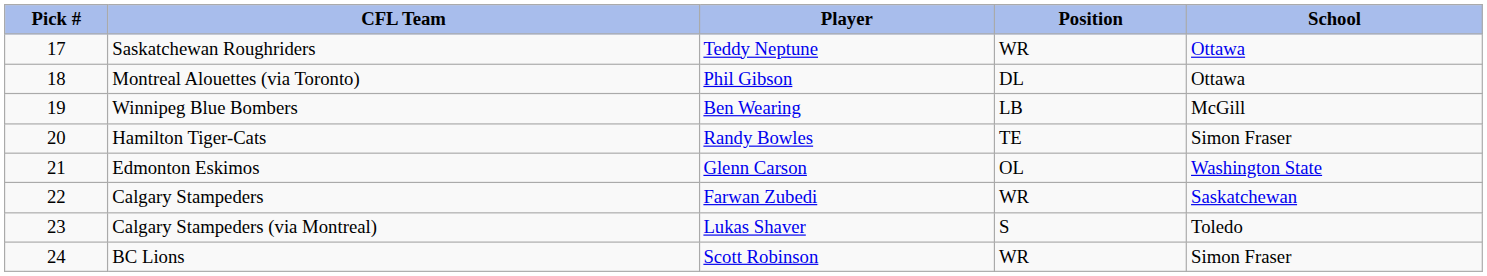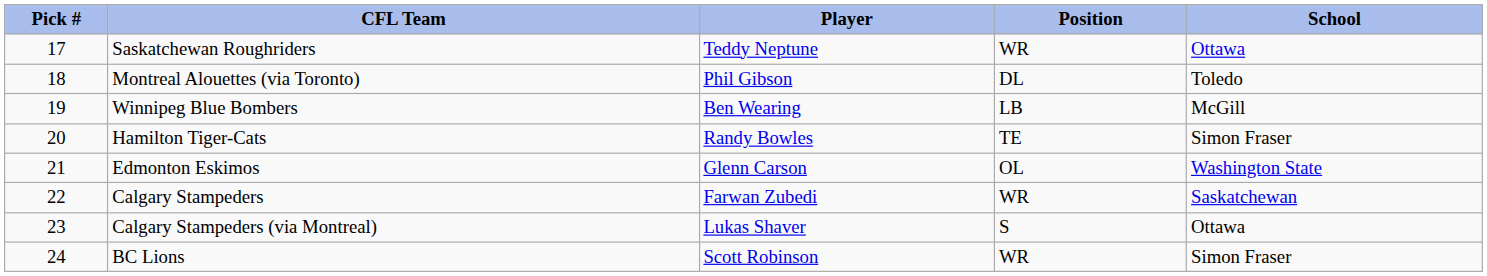(1218, 78) Ottawa -> (1217, 78) Toledo
(1217, 227) Toledo -> (1218, 227) Ottawa
